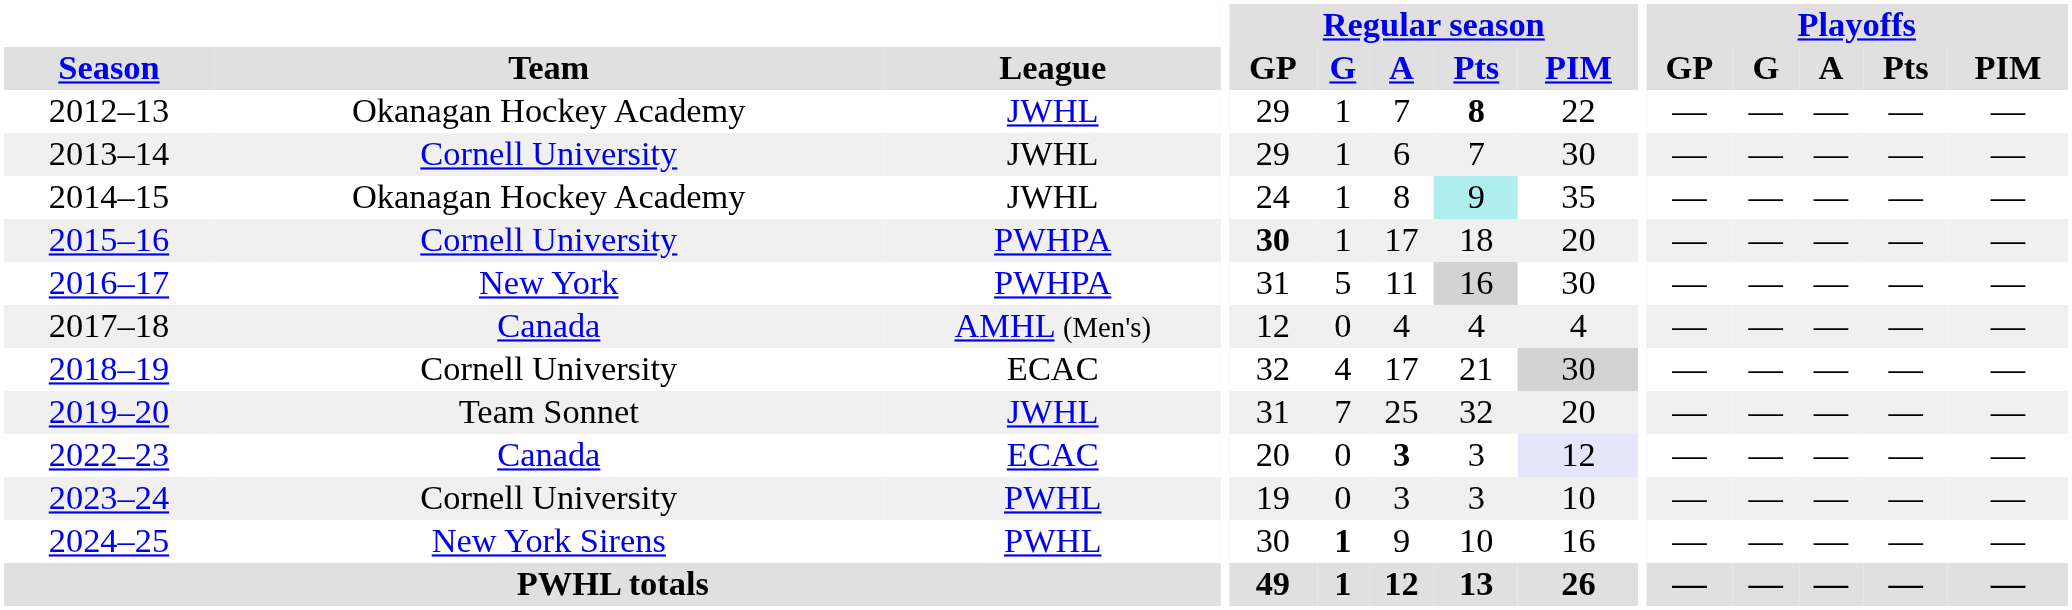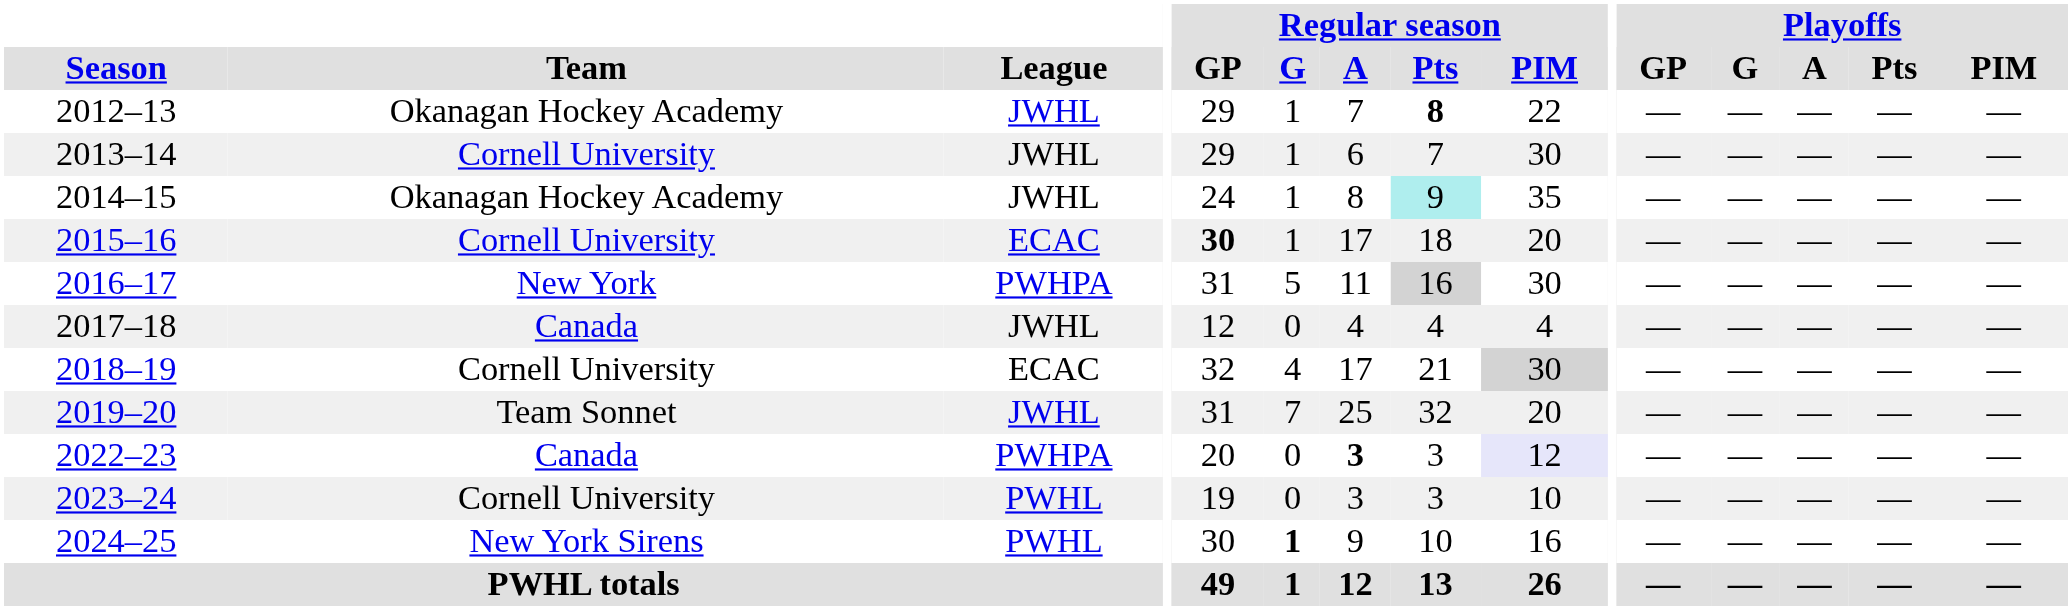(1053, 239) PWHPA -> (1054, 239) ECAC
(1053, 325) AMHL (Men's) -> (1054, 325) JWHL
(1053, 454) ECAC -> (1054, 454) PWHPA
